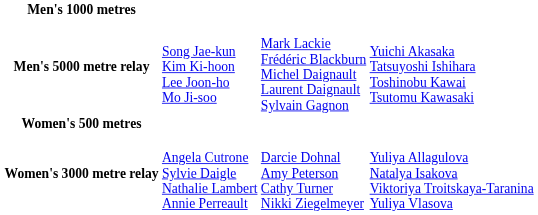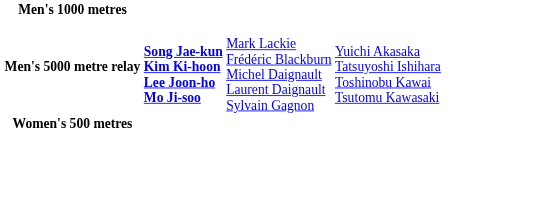(199, 74) normal -> (183, 74) bold
- row: (82, 173)
